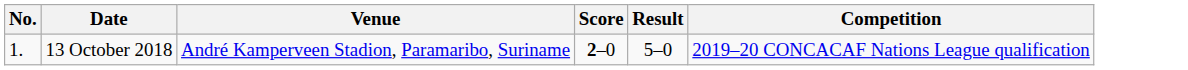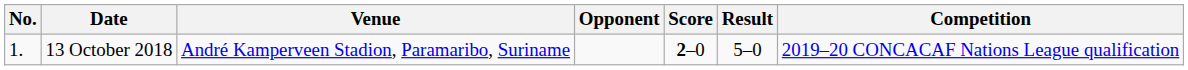+ column: (619, 19)
